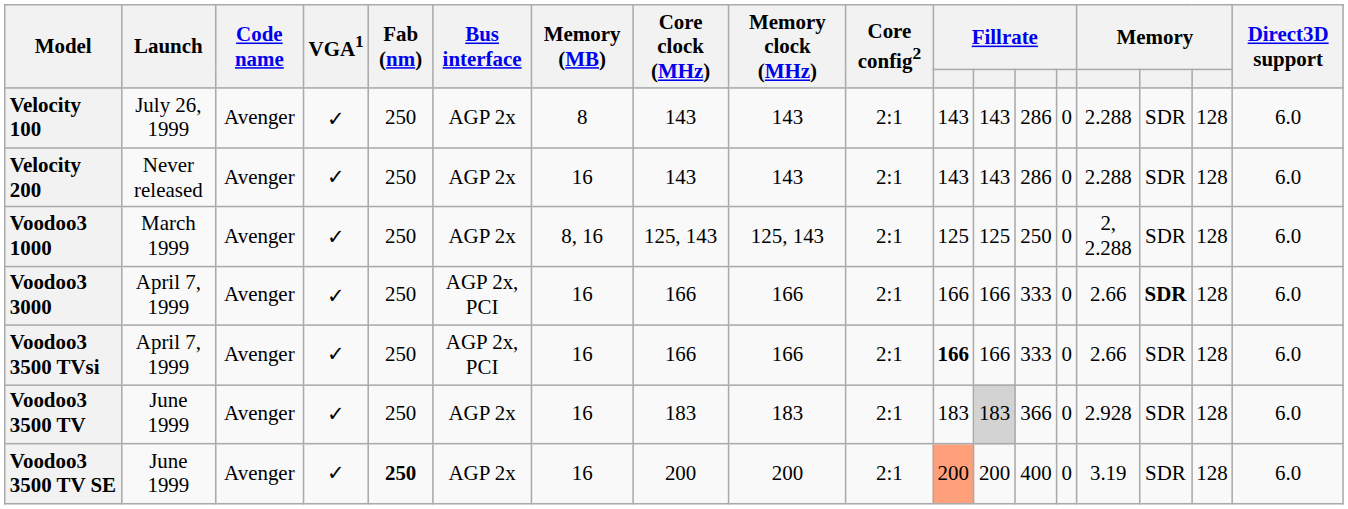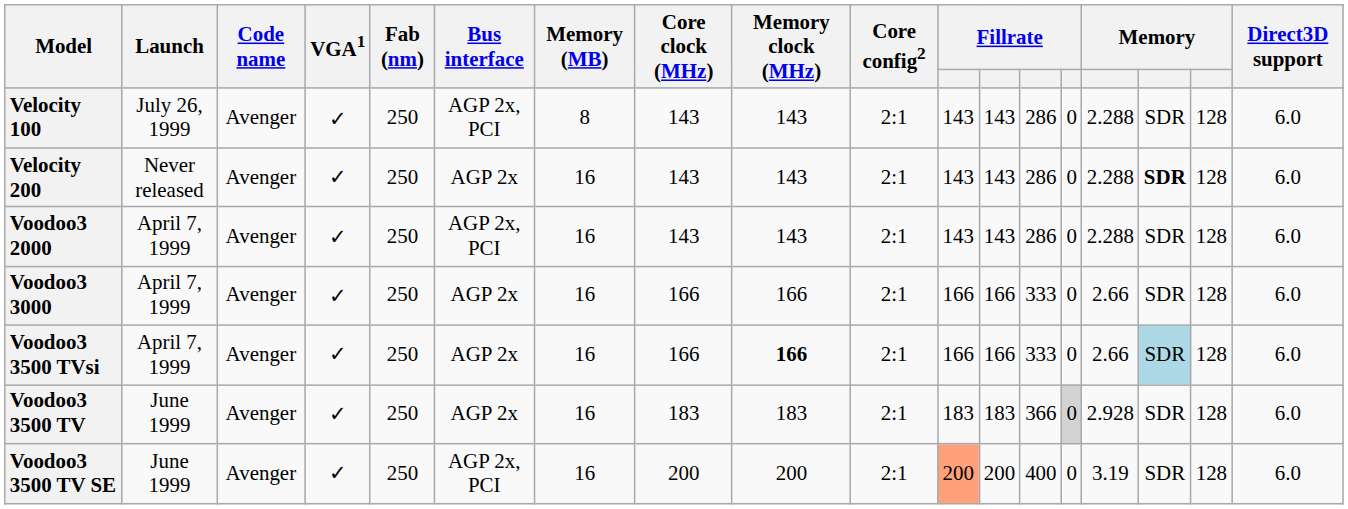(482, 117) AGP 2x -> (484, 117) AGP 2x, PCI
(1165, 176) normal -> (1165, 176) bold
- row: (48, 235)
+ row: (48, 235)
(482, 295) AGP 2x, PCI -> (484, 295) AGP 2x
(1165, 295) bold -> (1165, 295) normal
(482, 354) AGP 2x, PCI -> (484, 354) AGP 2x
(787, 354) normal -> (791, 354) bold
(953, 354) bold -> (958, 354) normal
(1165, 354) no background -> (1165, 354) lightblue background
(995, 413) lightgrey background -> (1000, 413) no background
(1067, 413) no background -> (1072, 413) lightgrey background
(401, 472) bold -> (402, 472) normal
(482, 472) AGP 2x -> (484, 472) AGP 2x, PCI
